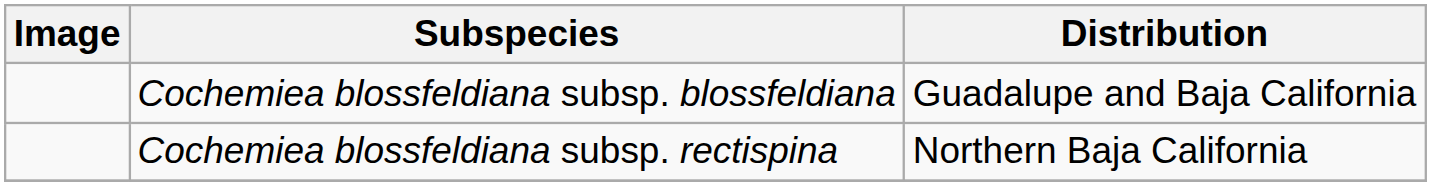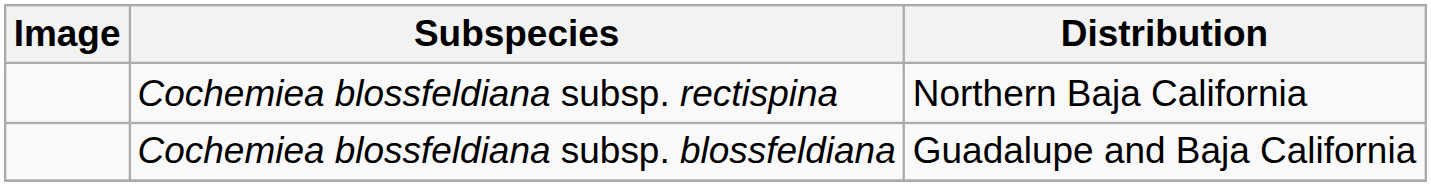rows swapped: (517, 92) <-> (488, 151)
